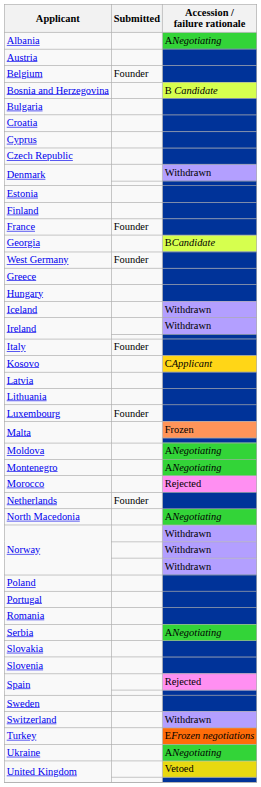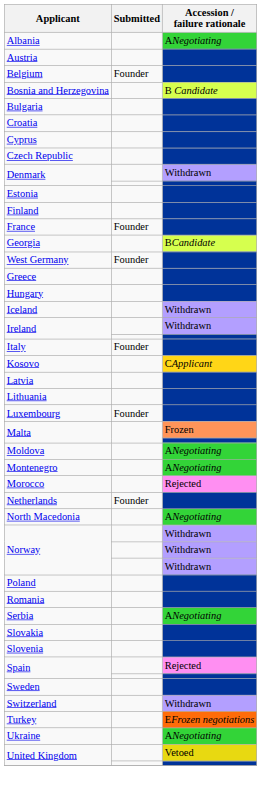- row: (24, 599)
